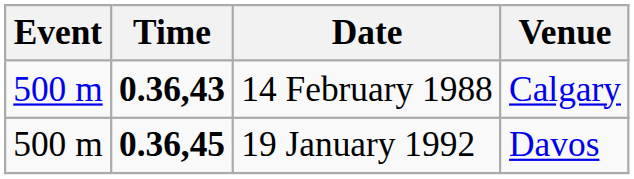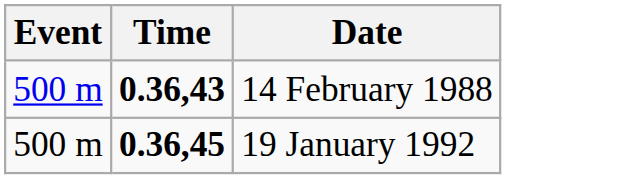- column: (565, 32)
